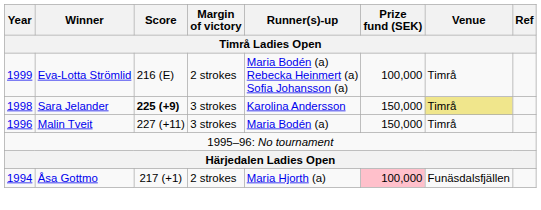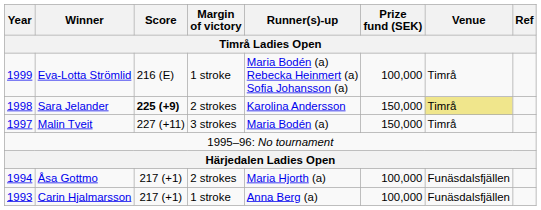(213, 75) 2 strokes -> (210, 75) 1 stroke
(213, 106) 3 strokes -> (213, 106) 2 strokes
(20, 124) 1996 -> (20, 124) 1997
(402, 178) pink background -> (402, 178) no background
+ row: (85, 196)
